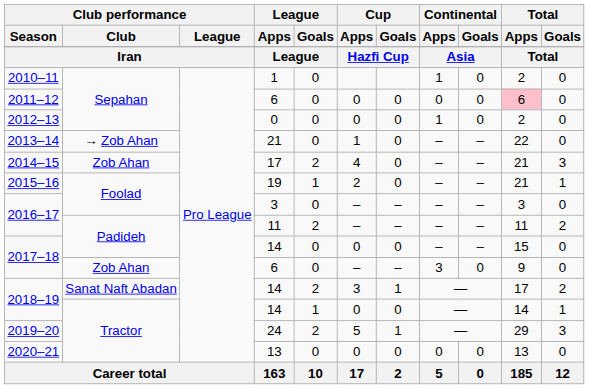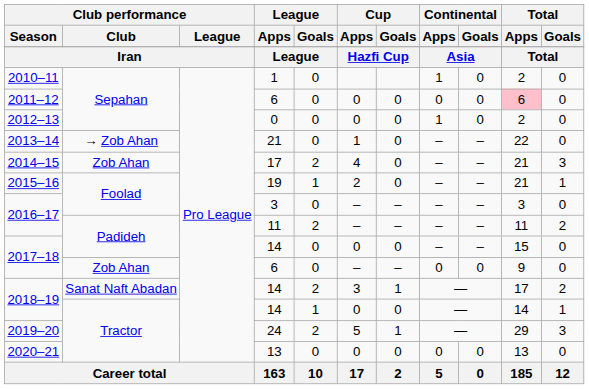(439, 267) 3 -> (439, 267) 0
